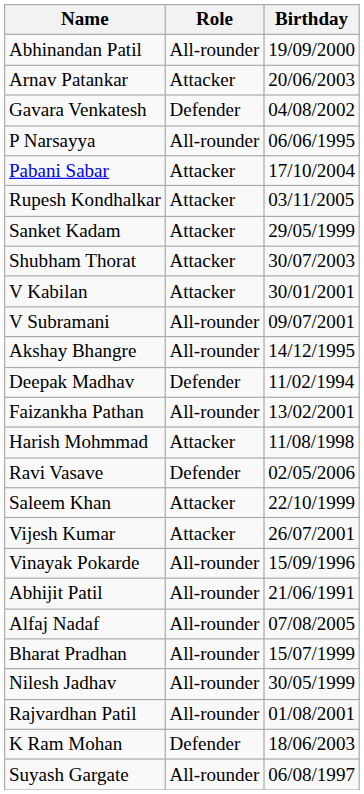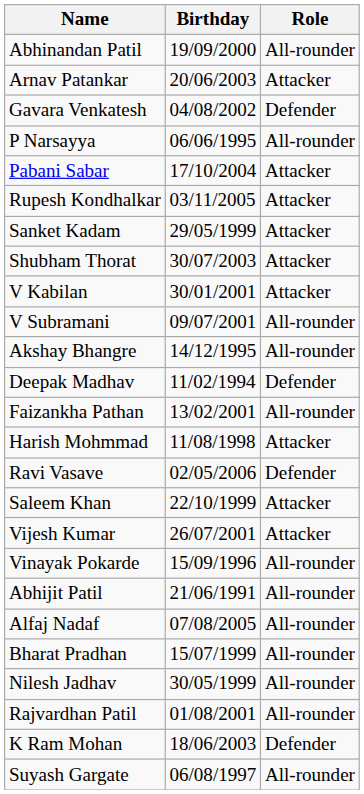columns swapped: (214, 19) <-> (312, 19)
